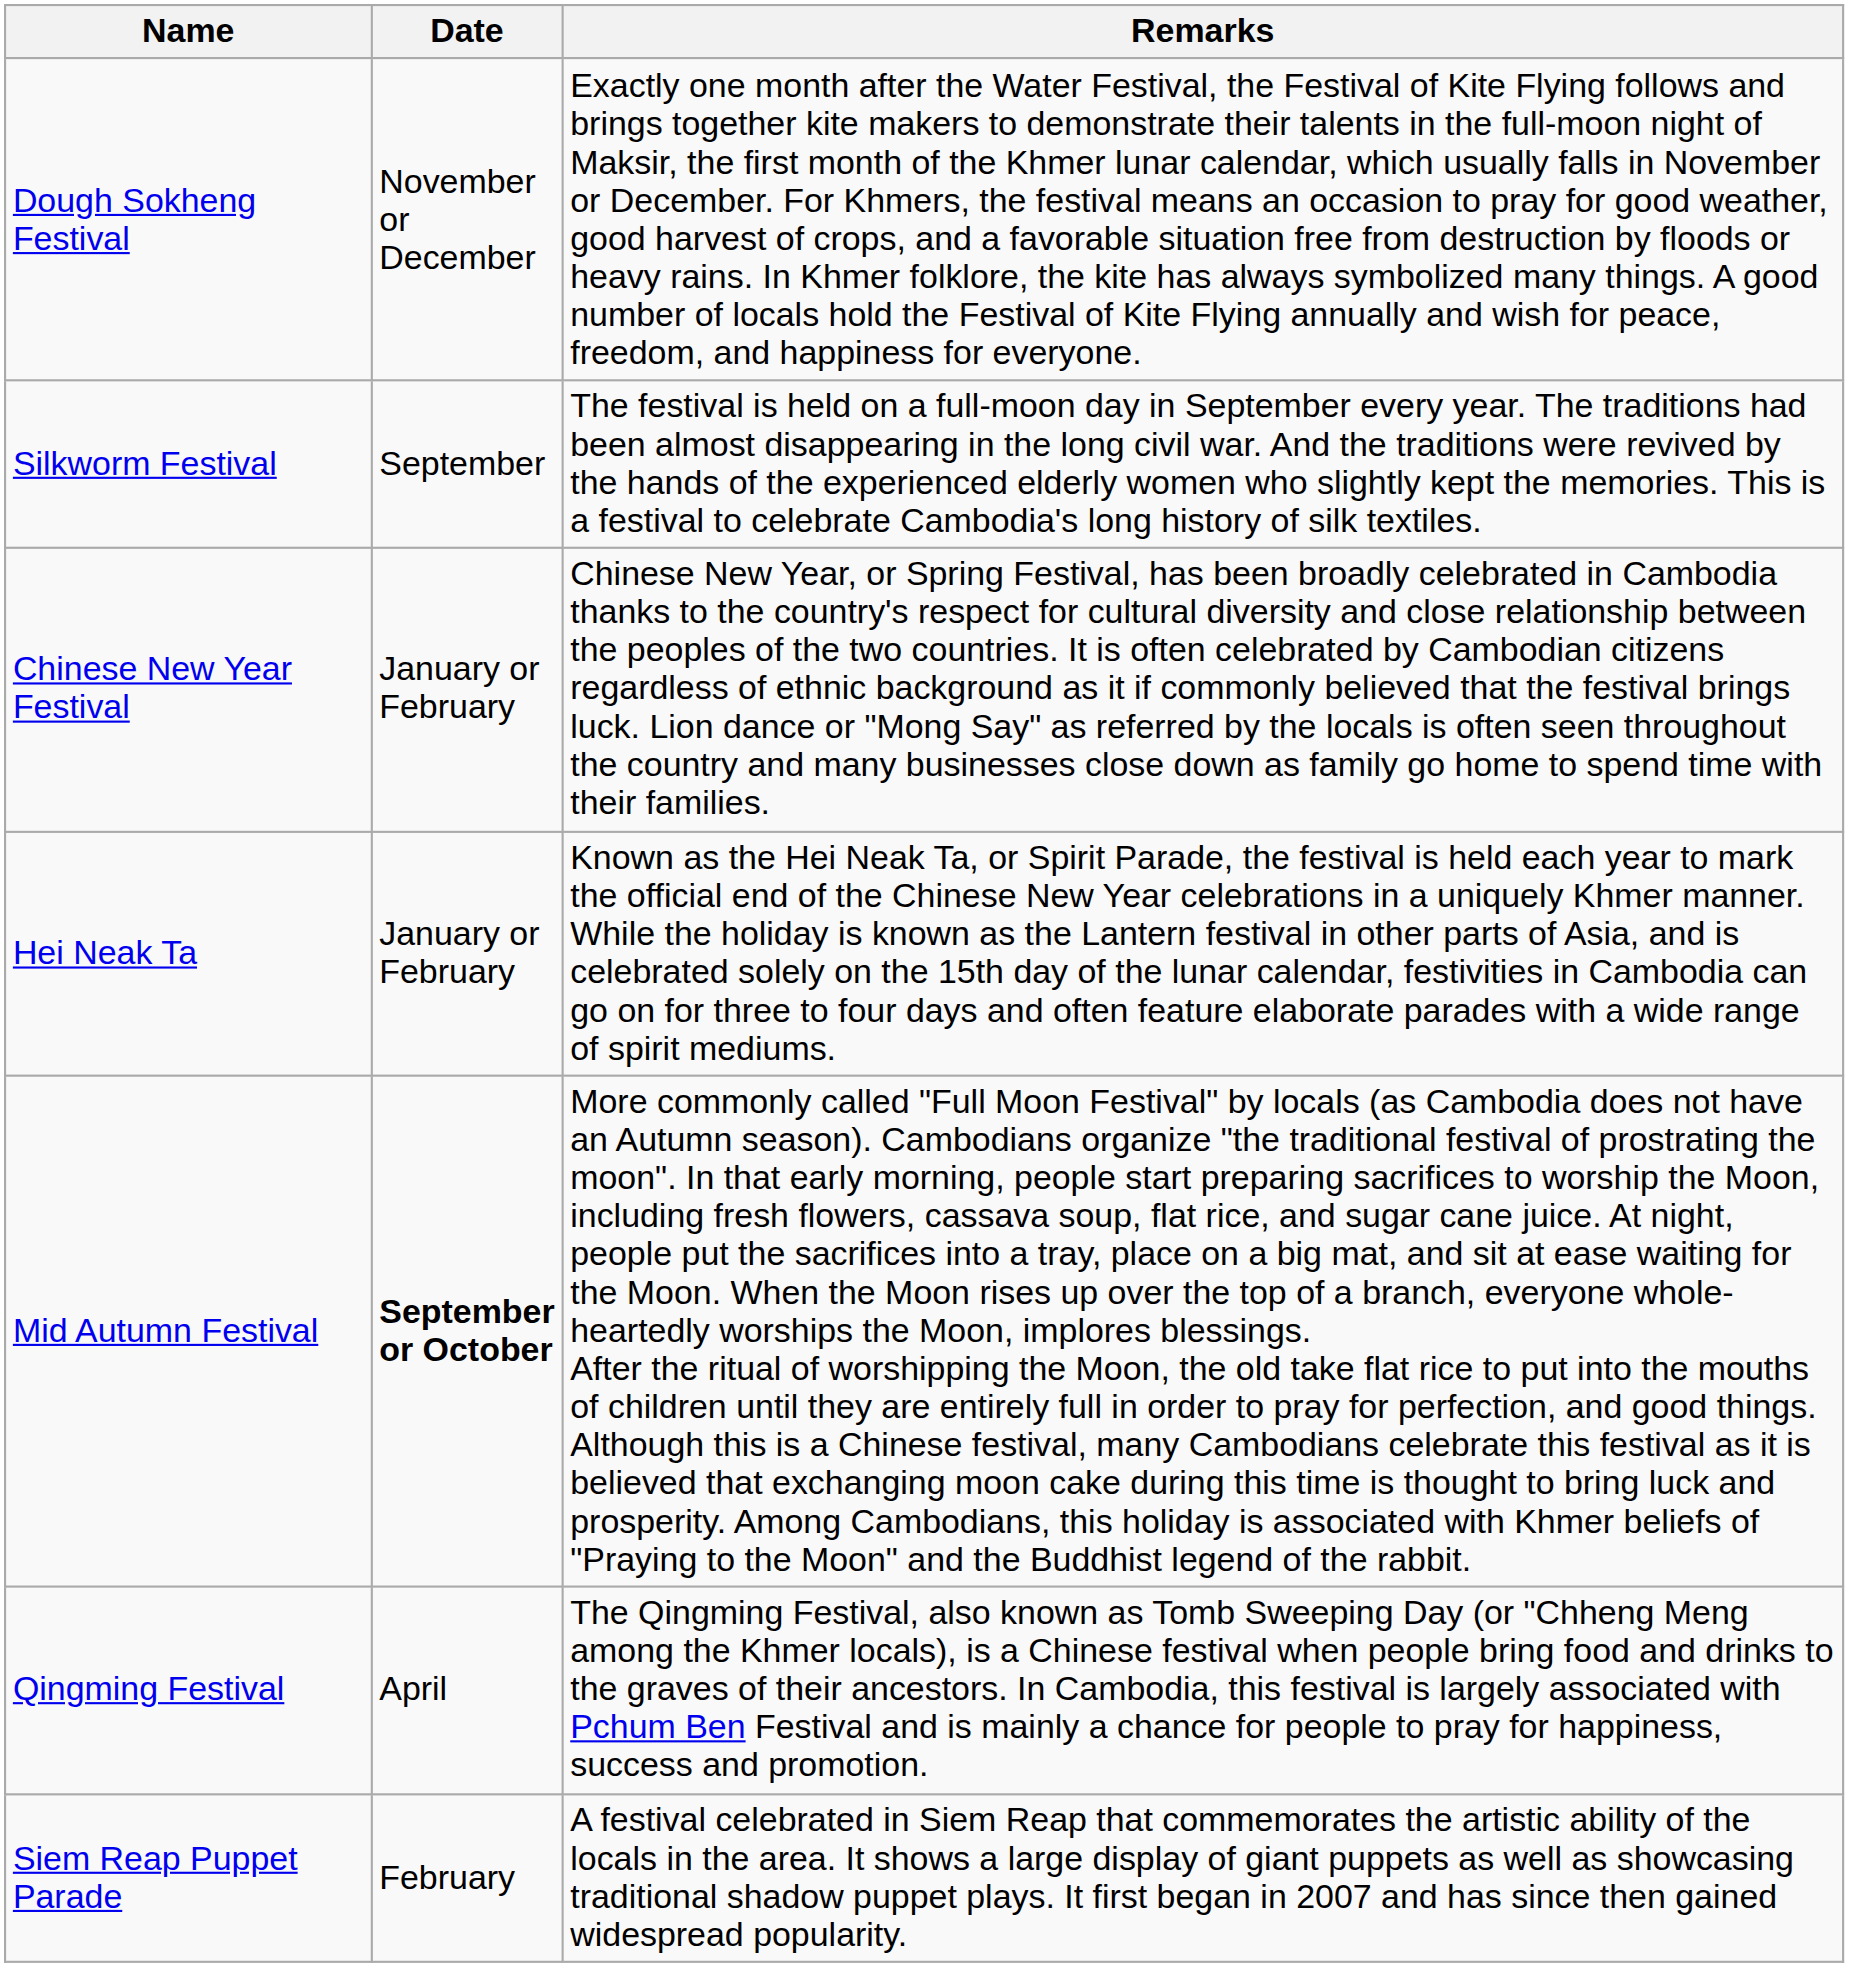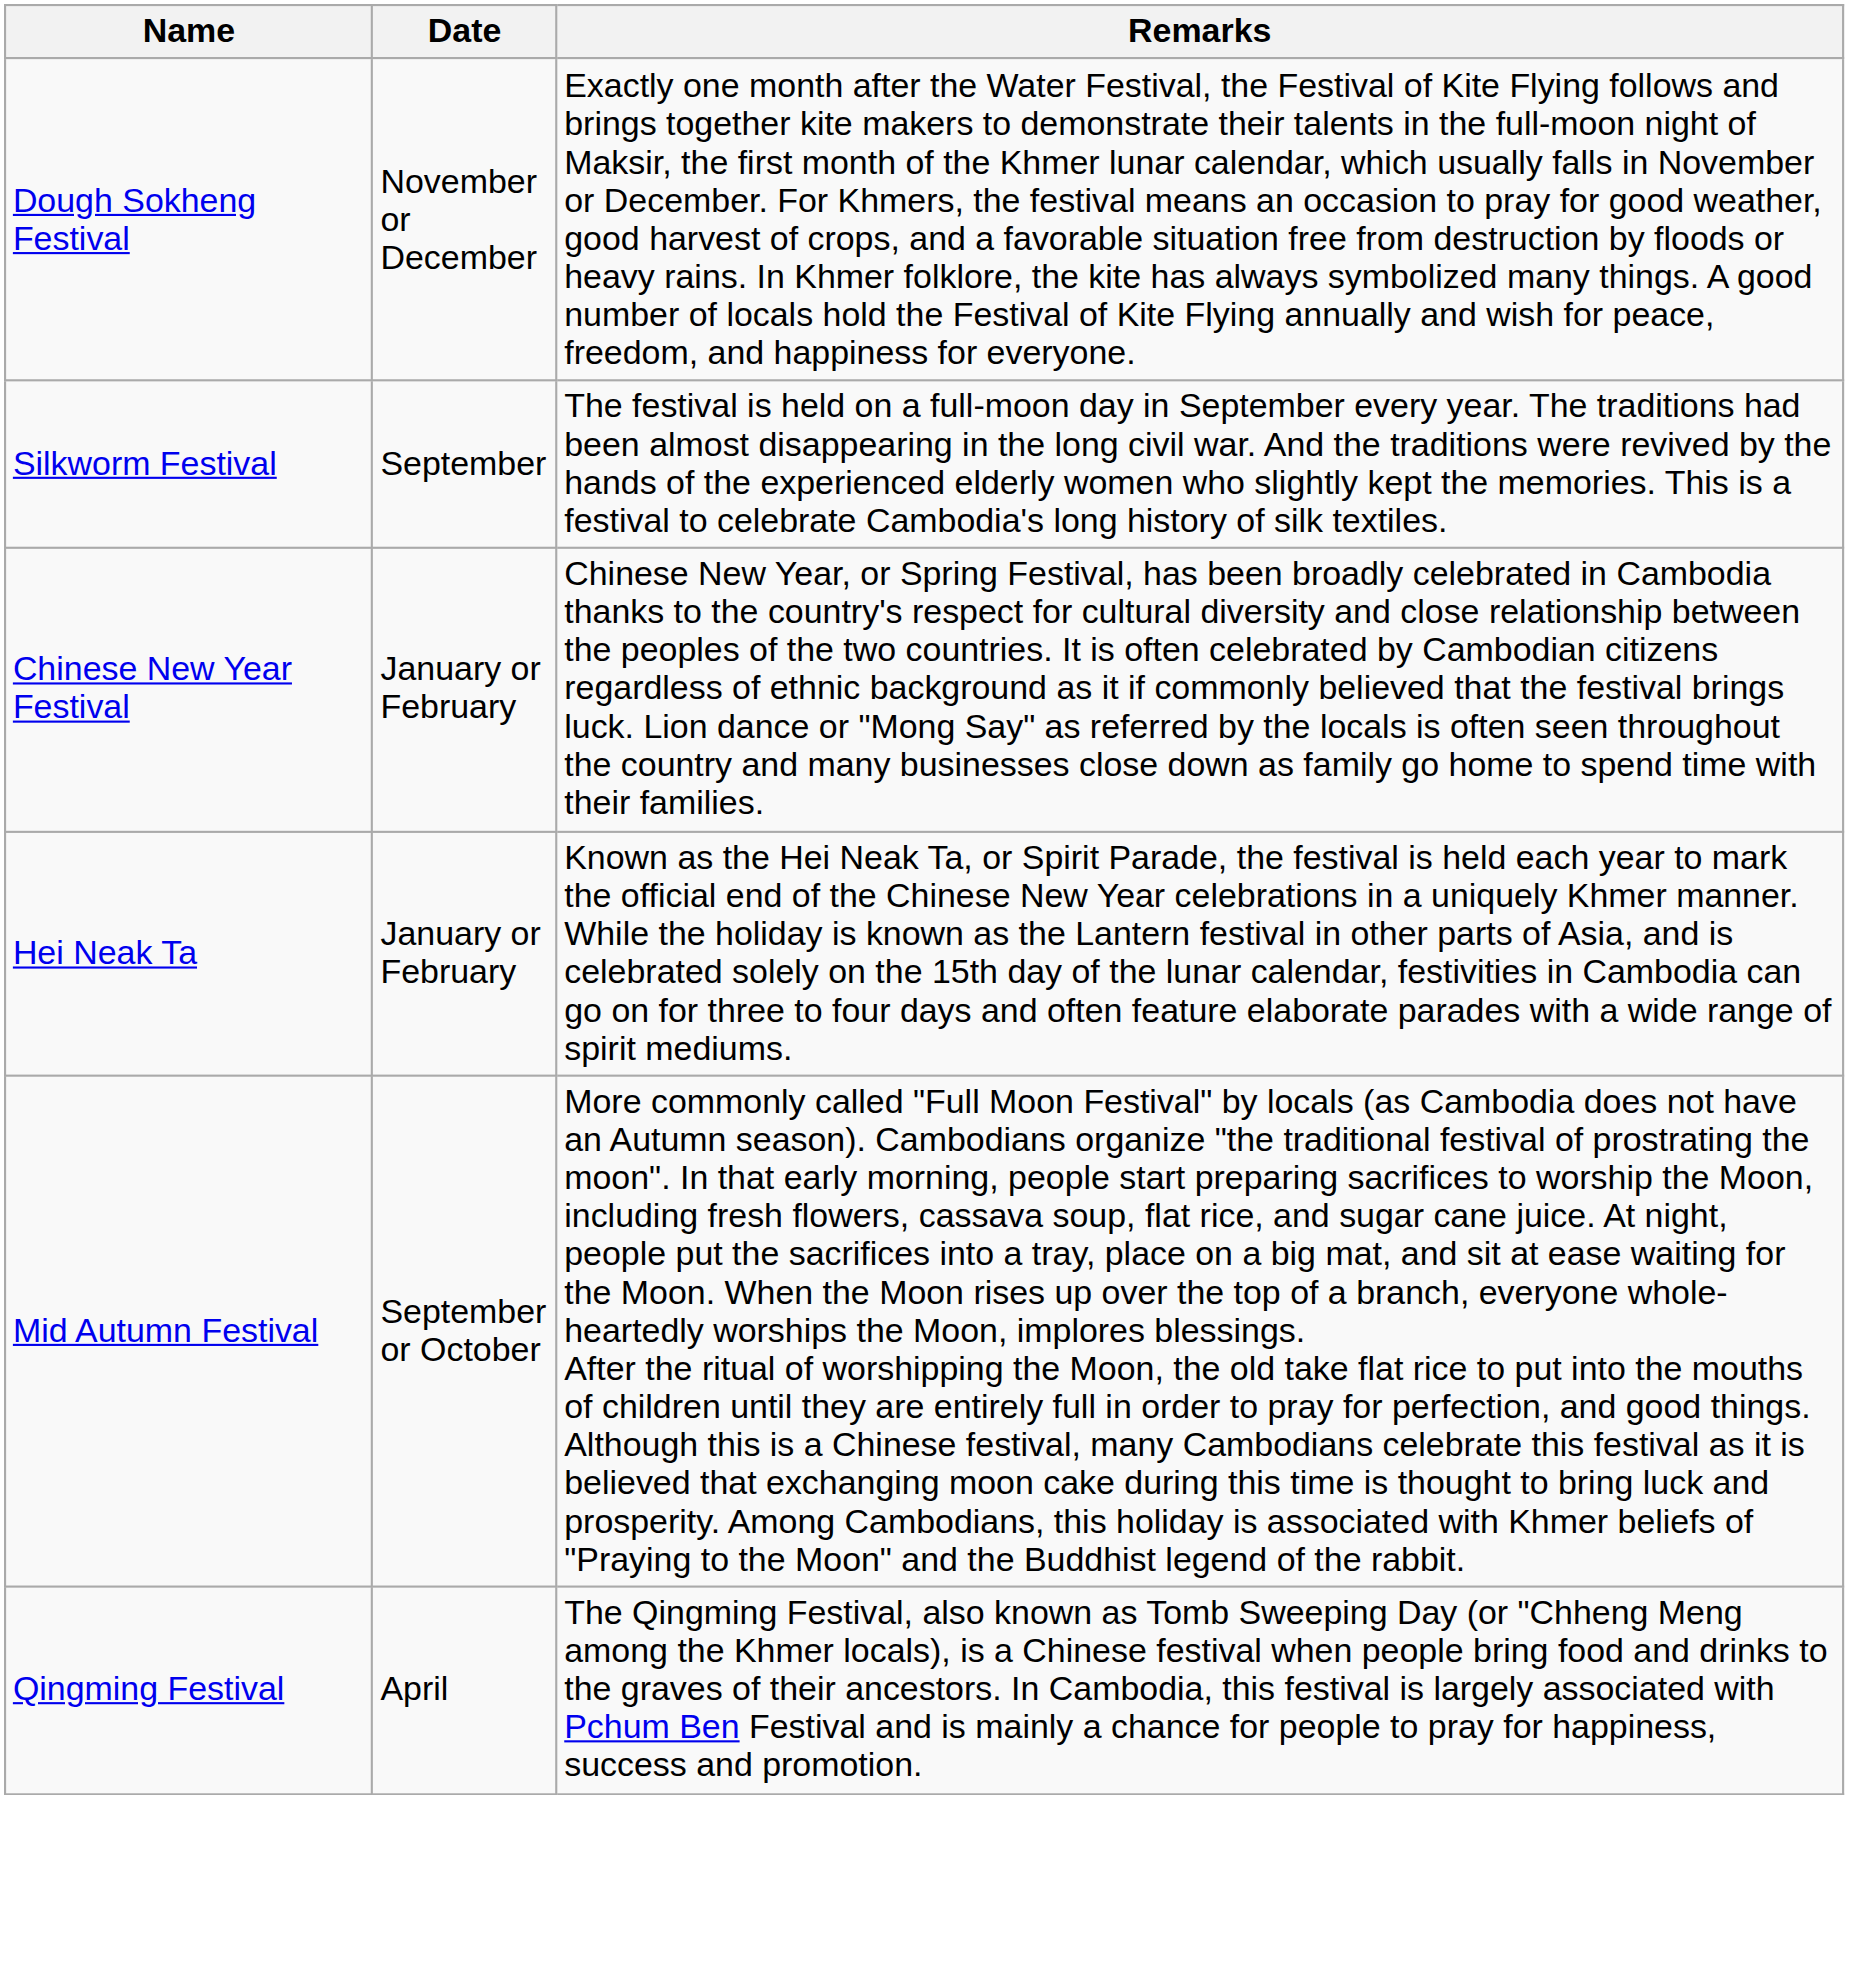(467, 1330) bold -> (463, 1330) normal
- row: (155, 1877)
